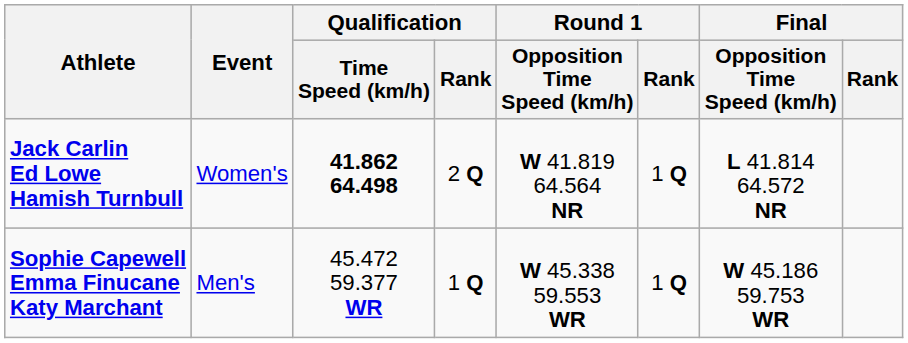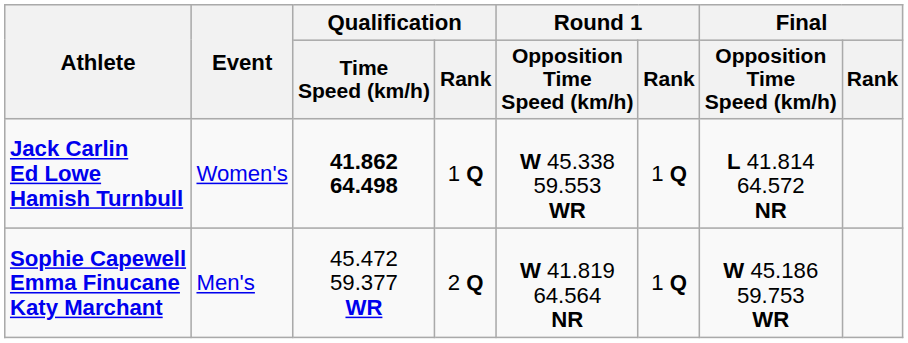(466, 174) 2 Q -> (466, 174) 1 Q
(567, 186) W 41.819 64.564 NR -> (567, 186) W 45.338 59.553 WR
(466, 283) 1 Q -> (466, 283) 2 Q
(567, 295) W 45.338 59.553 WR -> (567, 295) W 41.819 64.564 NR
